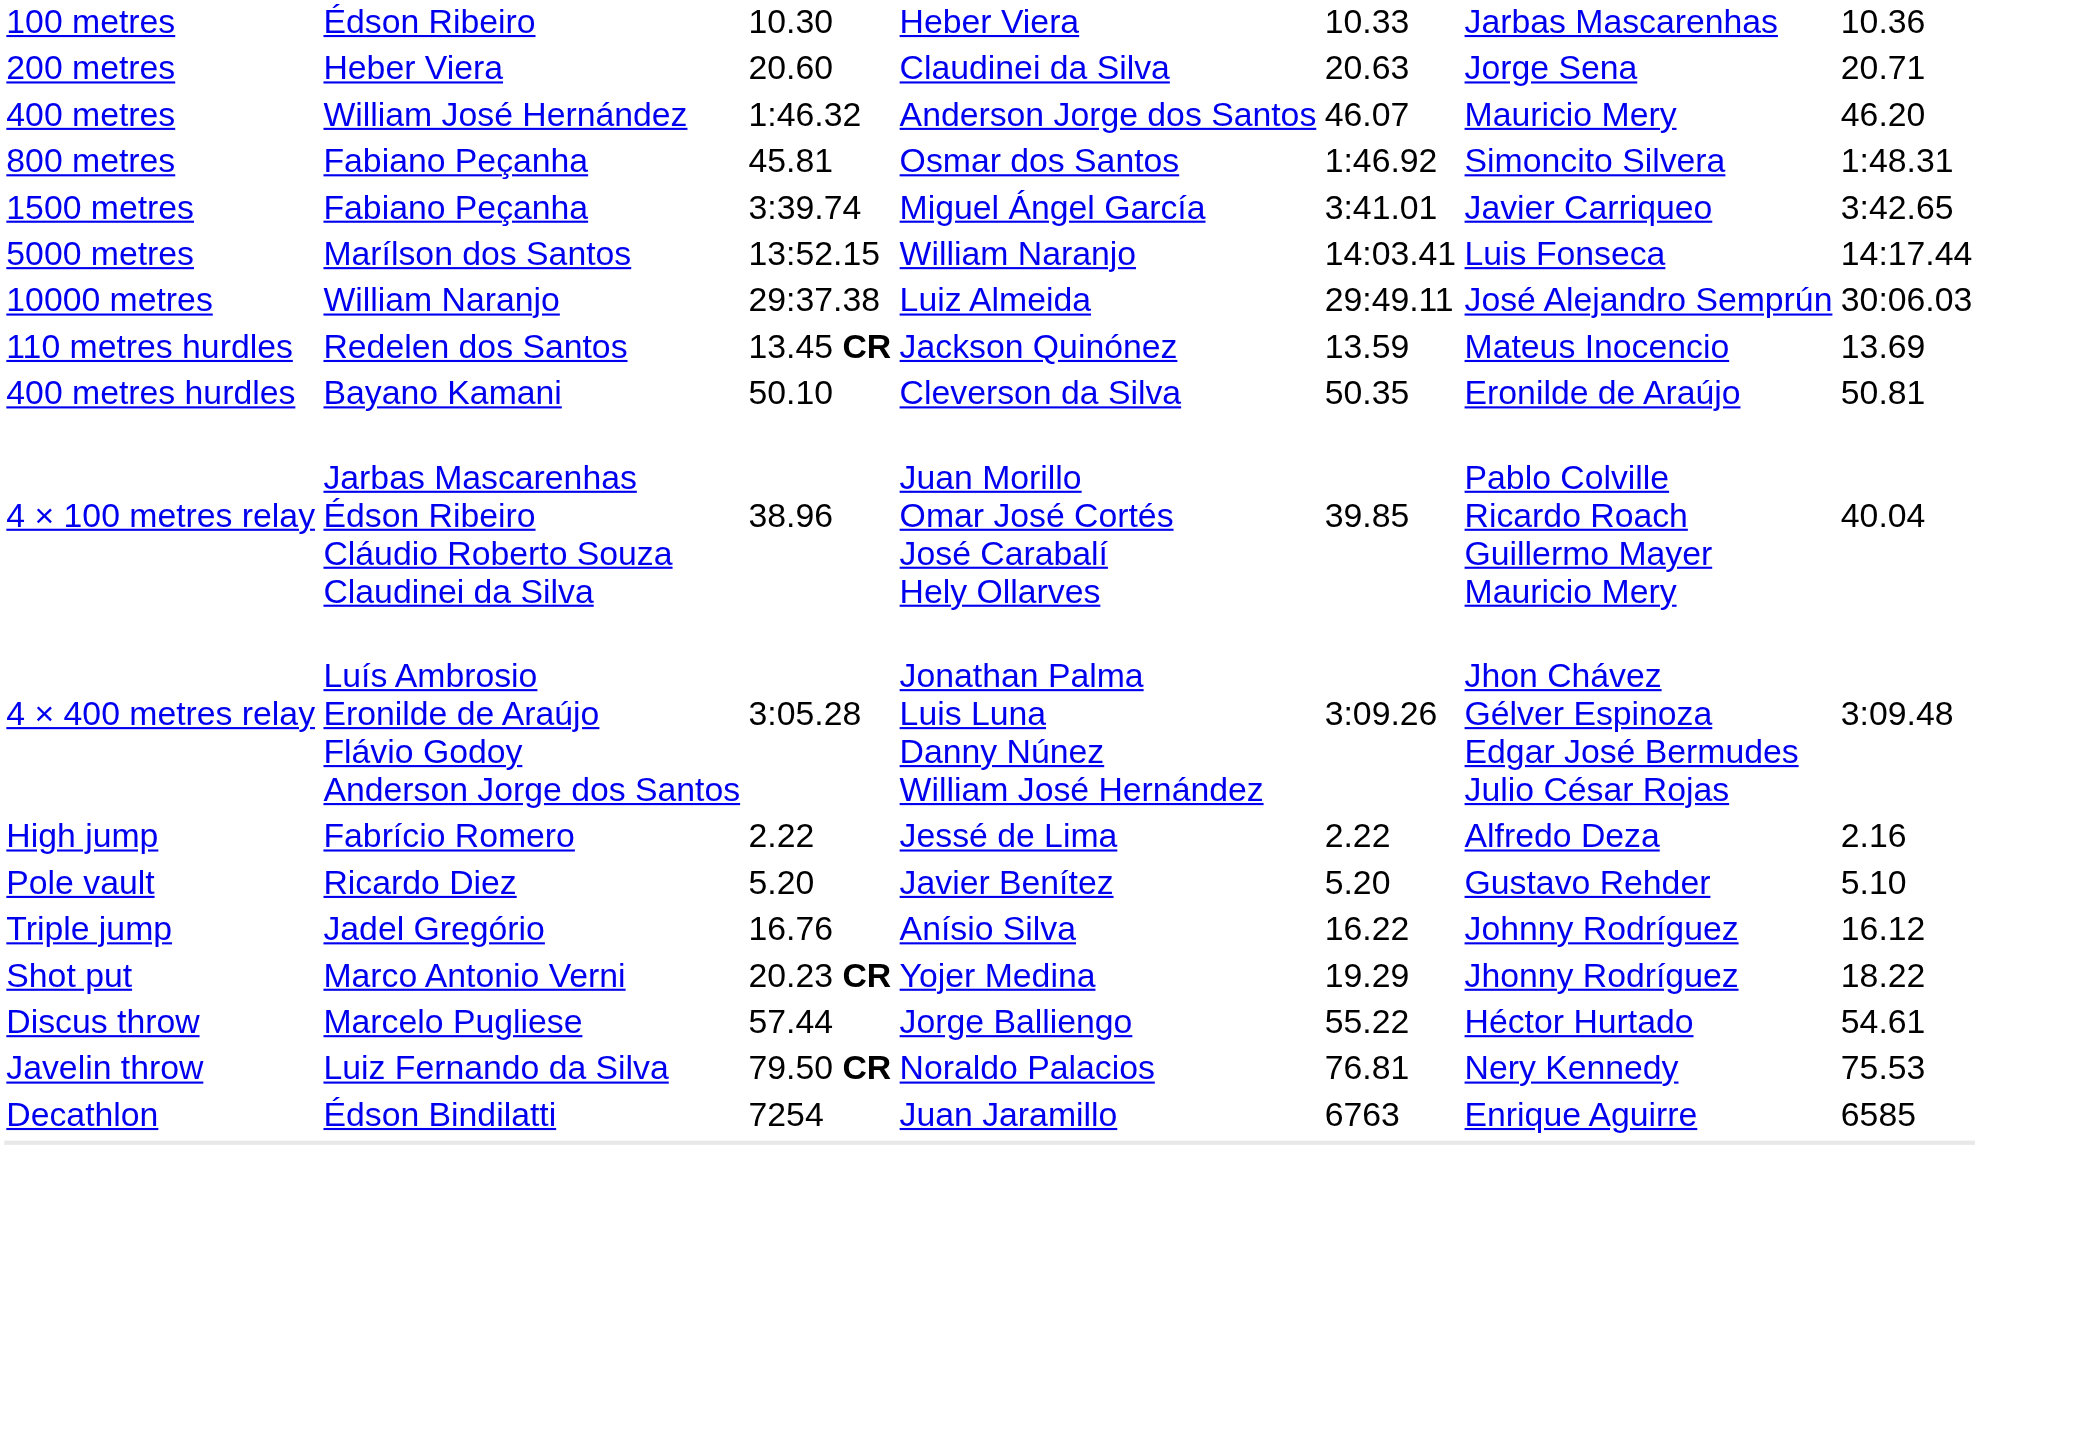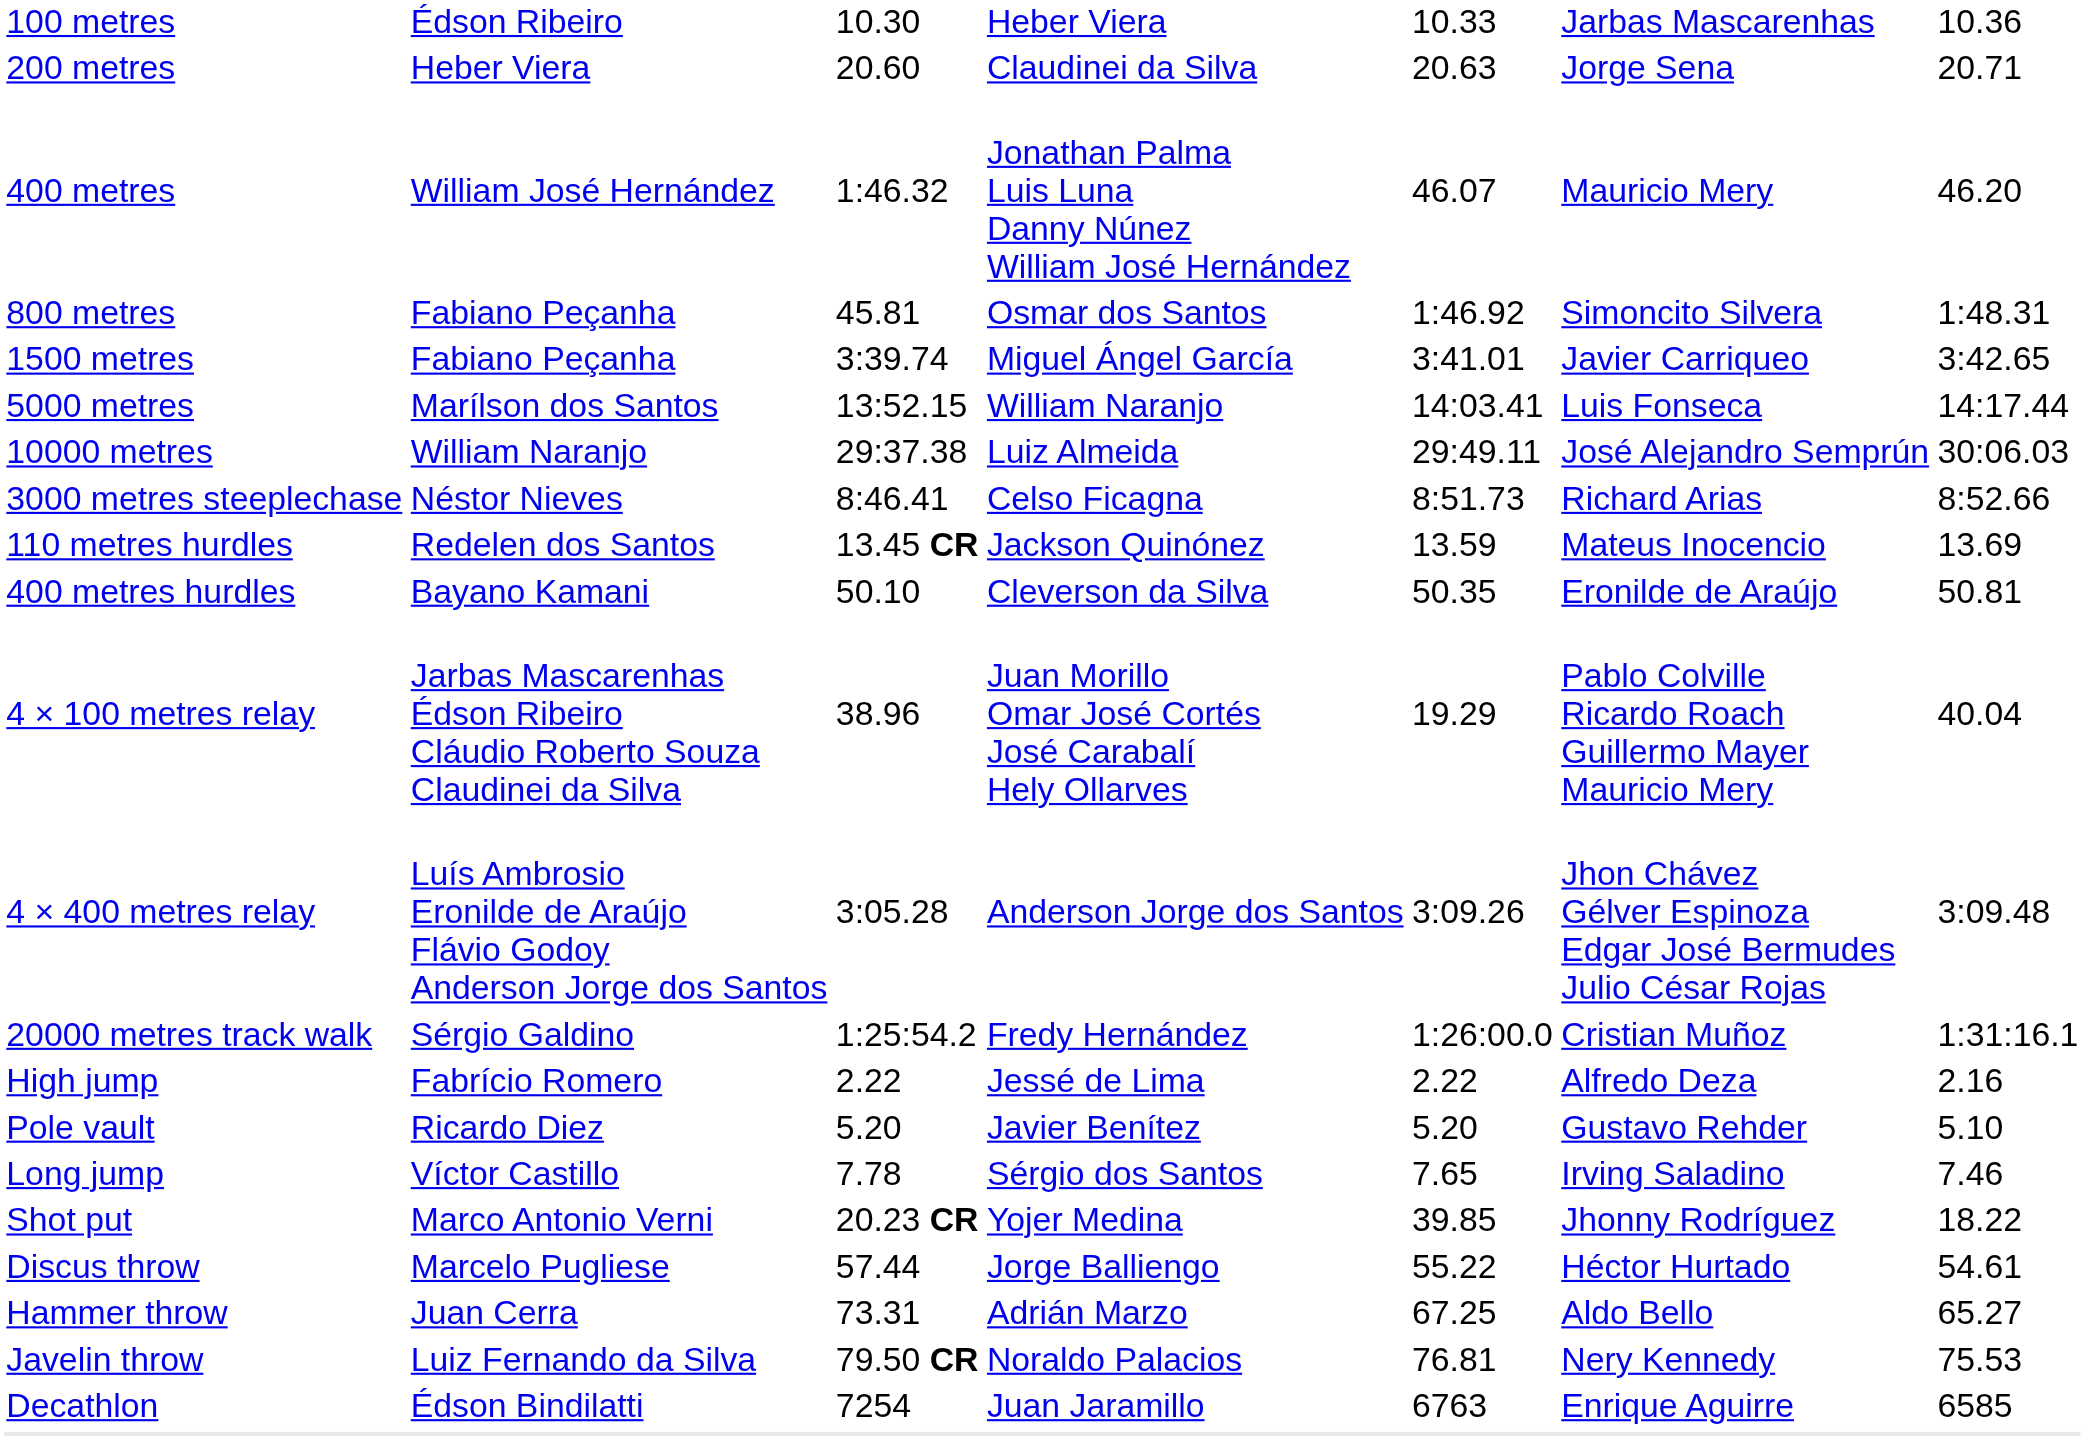(1108, 114) Anderson Jorge dos Santos -> (1169, 209) Jonathan Palma Luis Luna Danny Núnez William José Hernández
+ row: (204, 498)
(1367, 515) 39.85 -> (1454, 713) 19.29
(1082, 732) Jonathan Palma Luis Luna Danny Núnez William José Hernández -> (1195, 912) Anderson Jorge dos Santos
+ row: (189, 1034)
+ row: (85, 1173)
- row: (89, 929)
(1367, 975) 19.29 -> (1454, 1220) 39.85
+ row: (117, 1313)
